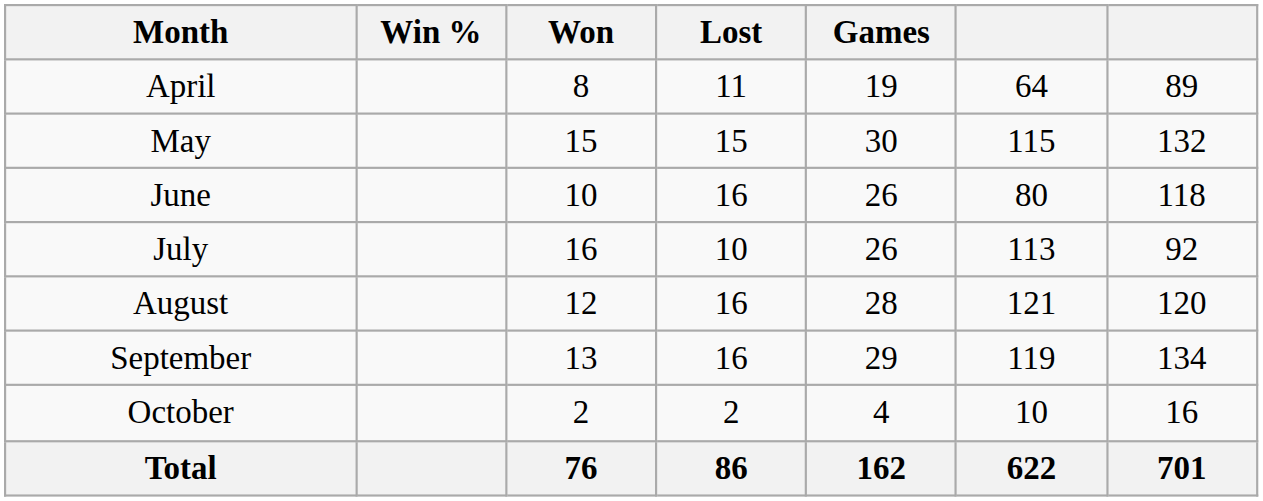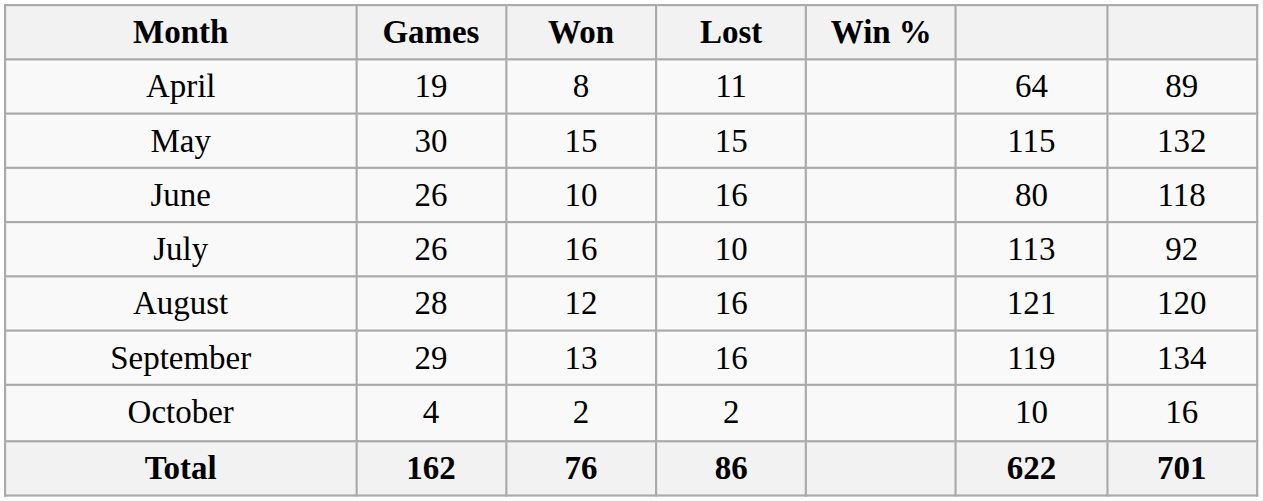columns swapped: (881, 31) <-> (431, 31)
